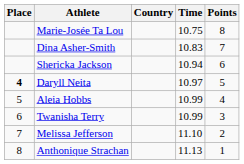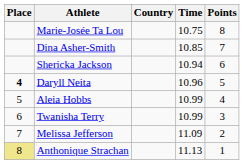(190, 47) 10.83 -> (190, 47) 10.85
(190, 82) 10.97 -> (190, 82) 10.96
(190, 133) 11.10 -> (190, 133) 11.09
(19, 151) no background -> (19, 151) khaki background
